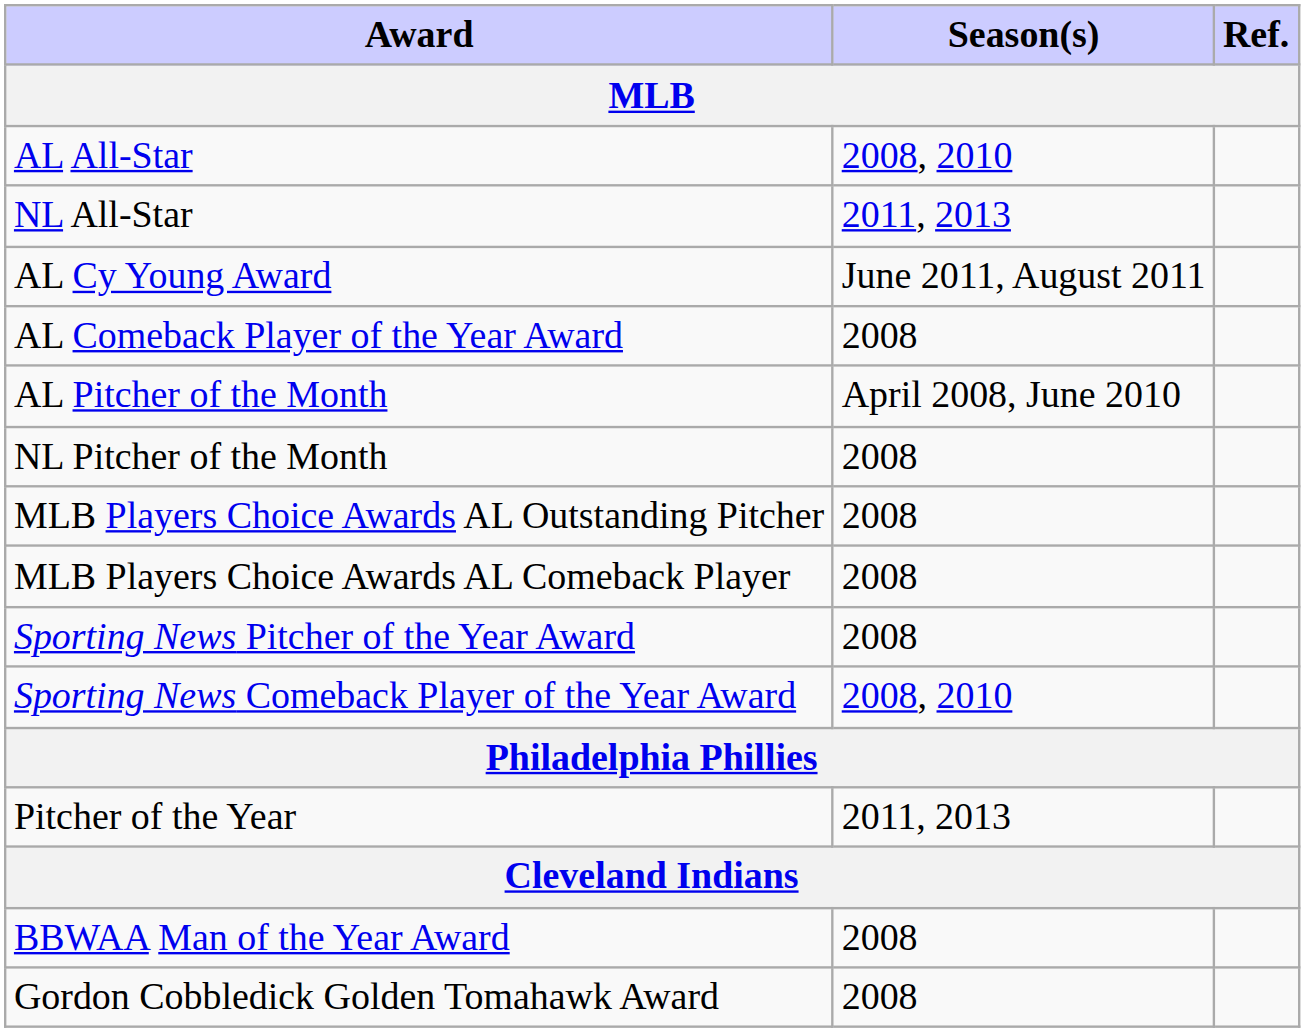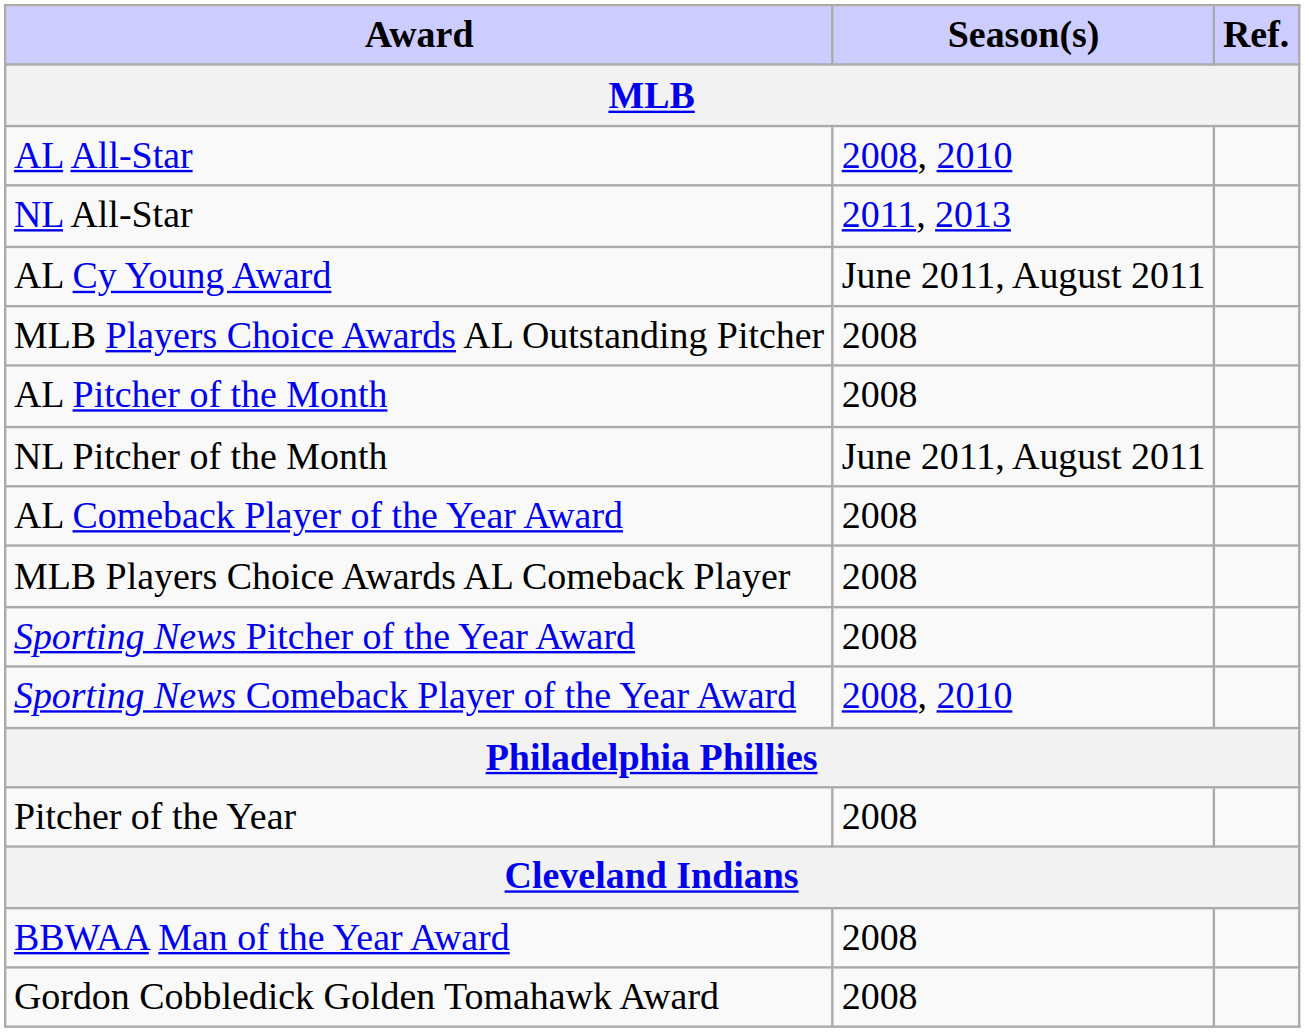rows swapped: (318, 335) <-> (419, 515)
(1011, 395) April 2008, June 2010 -> (880, 395) 2008
(880, 455) 2008 -> (1024, 455) June 2011, August 2011
(926, 816) 2011, 2013 -> (880, 816) 2008
